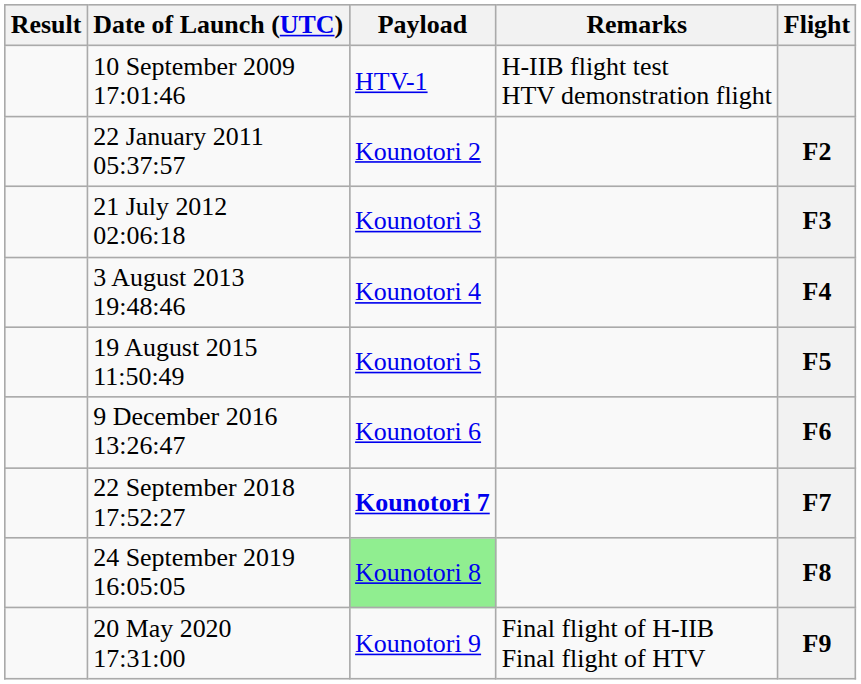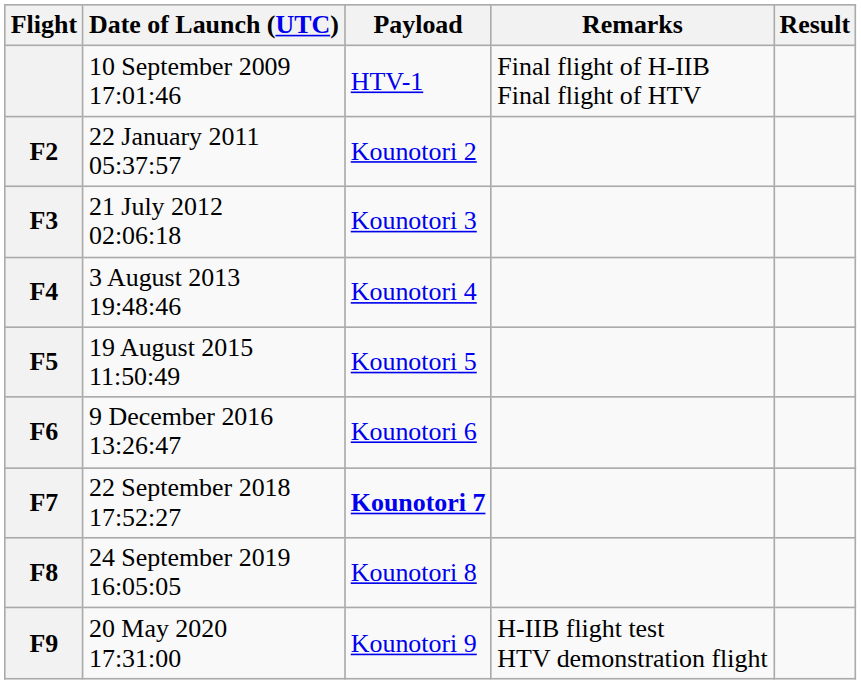columns swapped: (817, 25) <-> (46, 25)
(637, 80) H-IIB flight test HTV demonstration flight -> (604, 80) Final flight of H-IIB Final flight of HTV
(418, 572) lightgreen background -> (414, 572) no background
(608, 642) Final flight of H-IIB Final flight of HTV -> (632, 642) H-IIB flight test HTV demonstration flight
